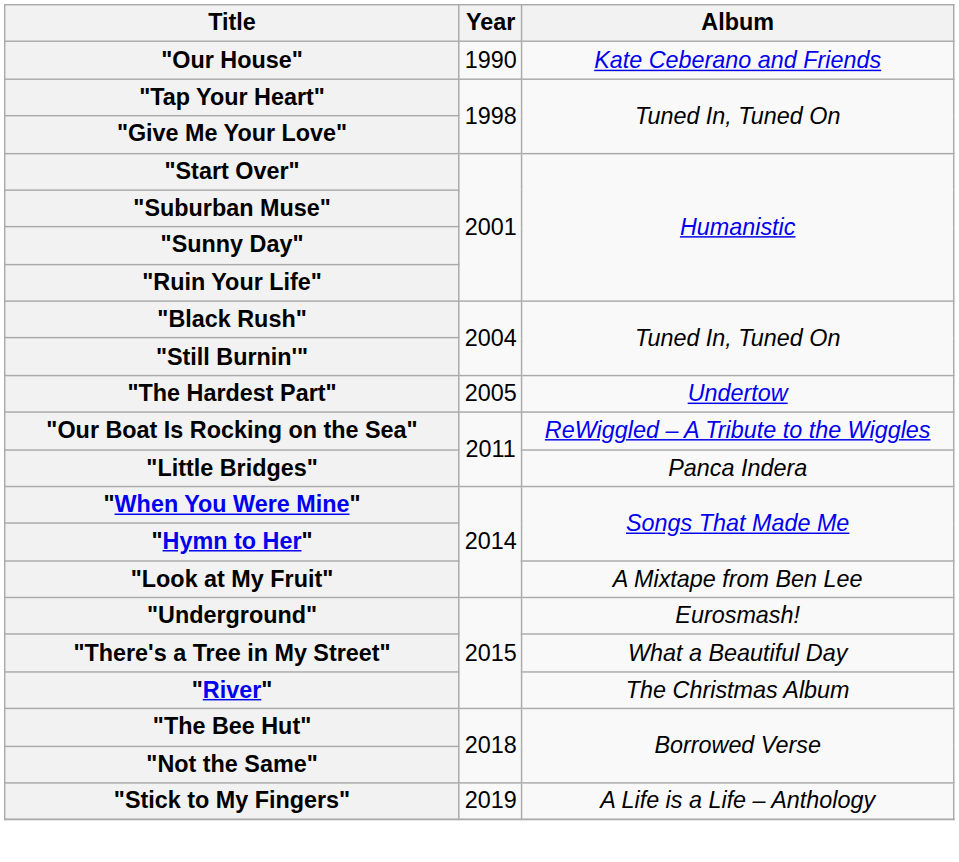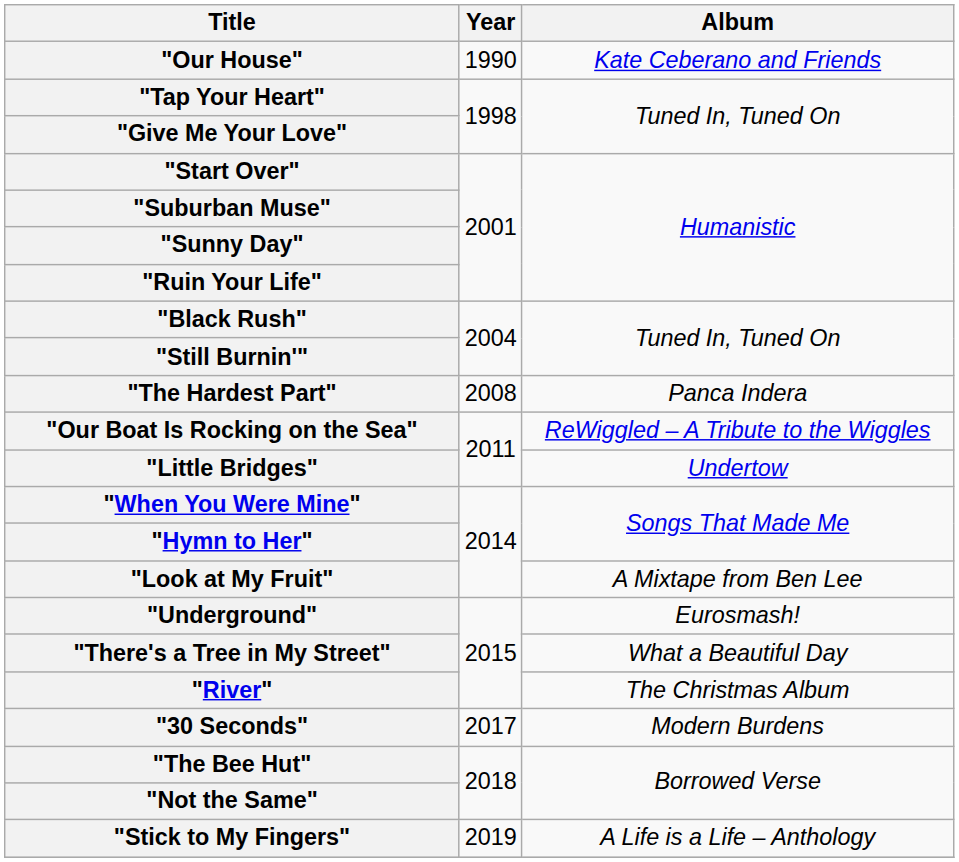(491, 393) 2005 -> (491, 393) 2008
(738, 393) Undertow -> (738, 393) Panca Indera
(738, 467) Panca Indera -> (738, 467) Undertow
+ row: (232, 726)
